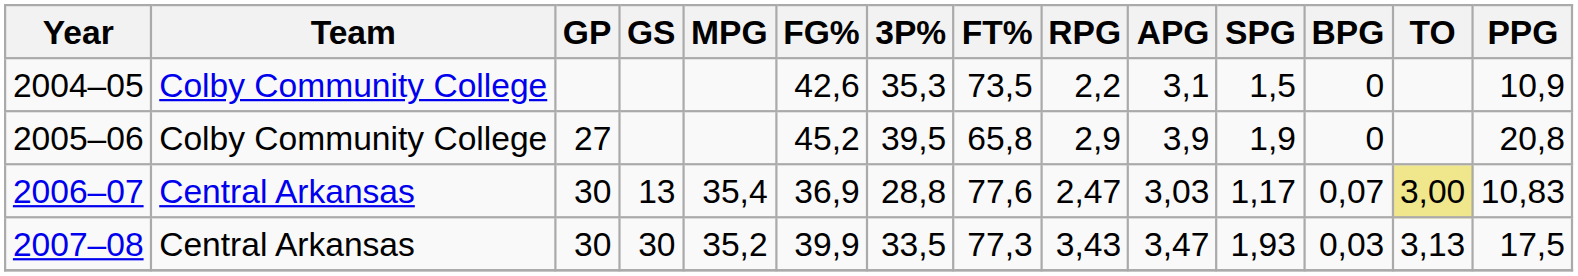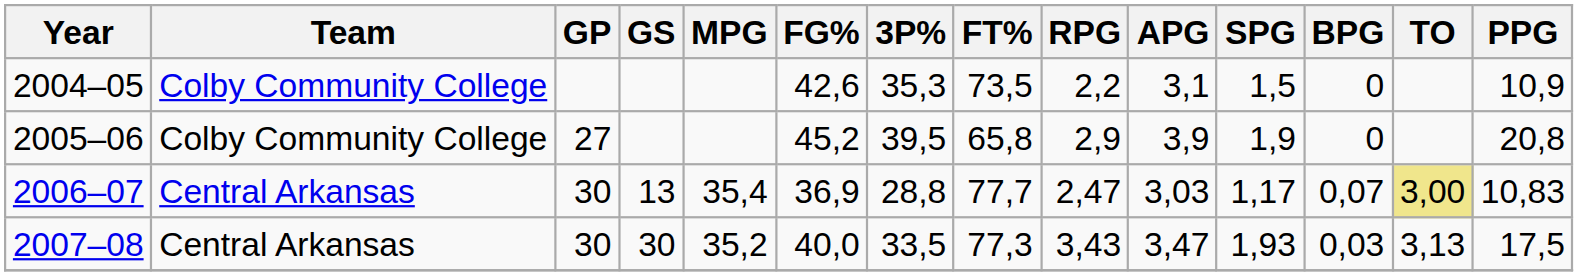(1000, 191) 77,6 -> (1000, 191) 77,7
(827, 245) 39,9 -> (827, 245) 40,0
